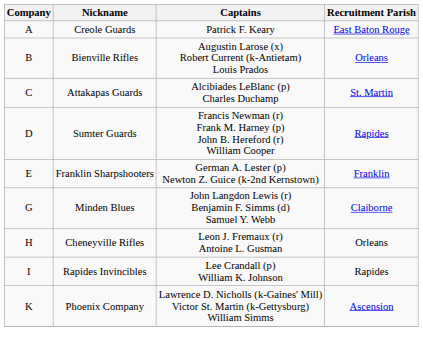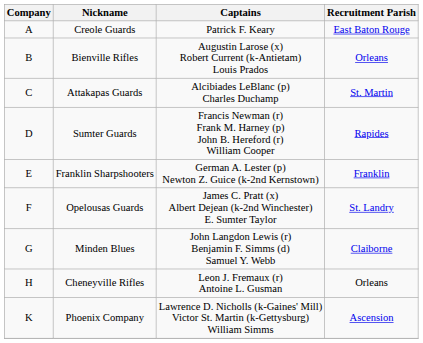+ row: (105, 208)
- row: (105, 271)
